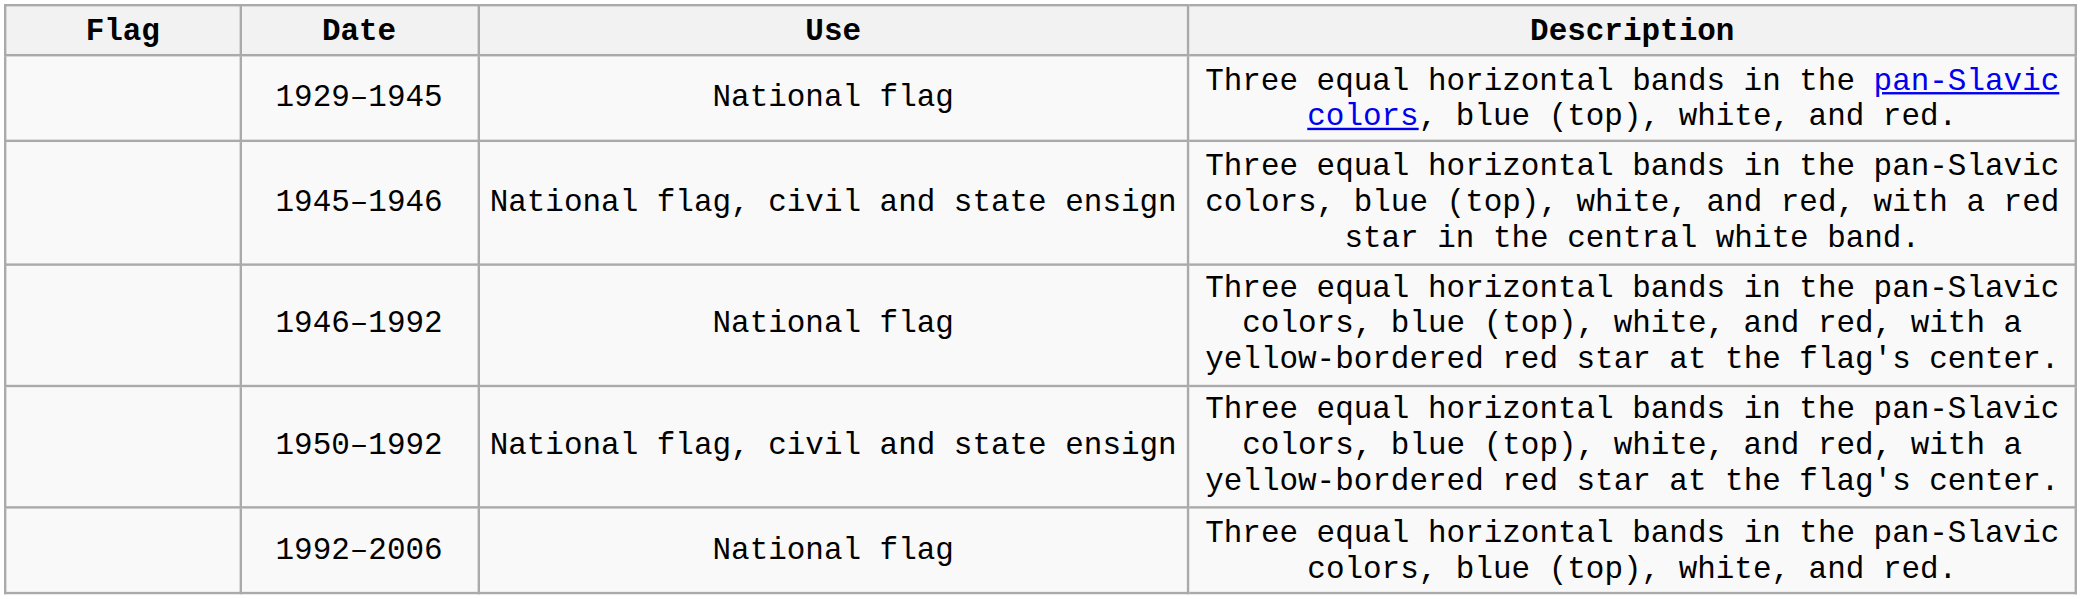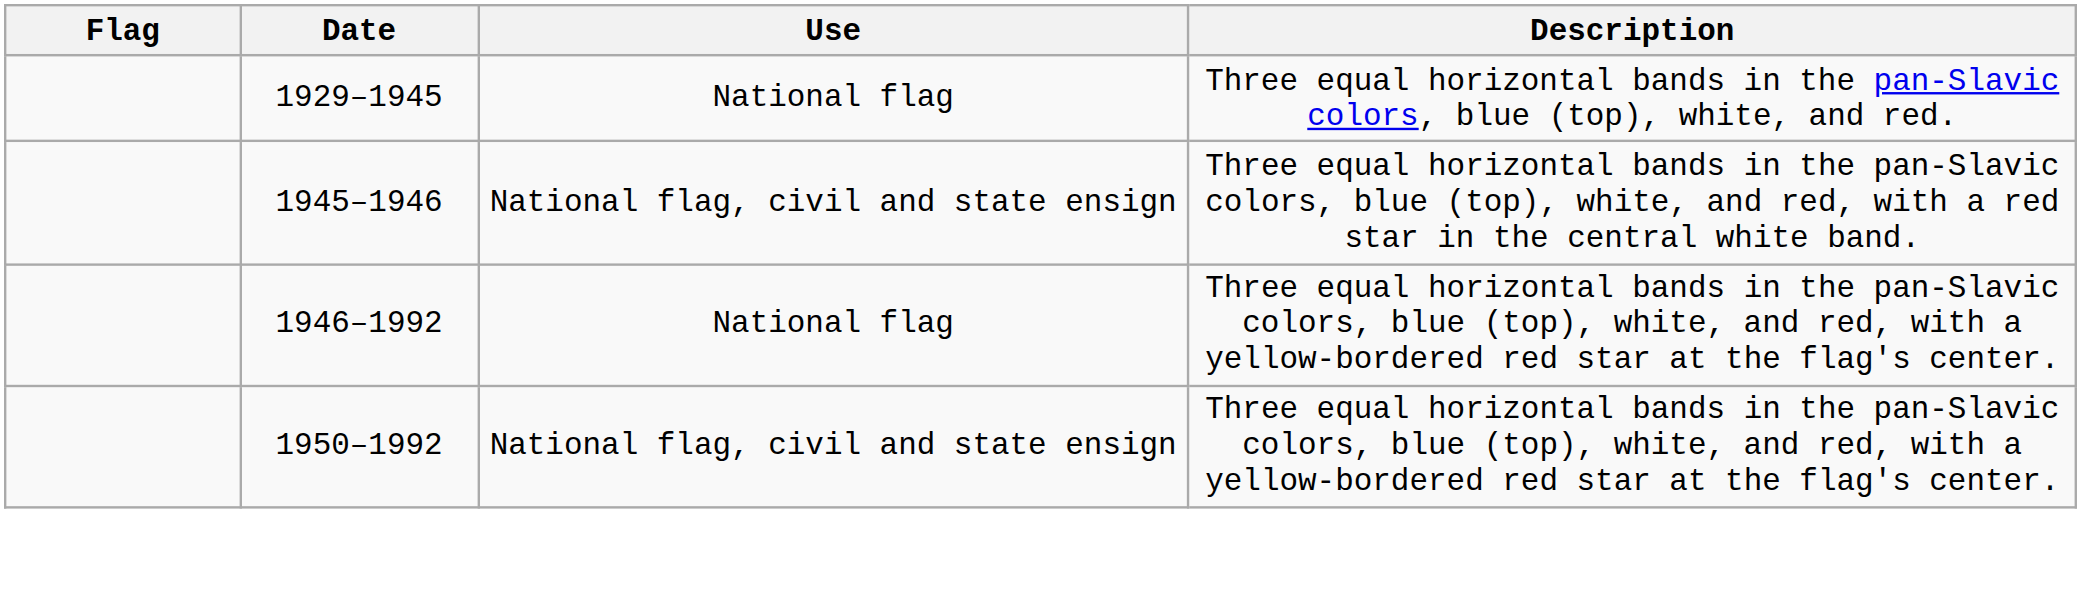- row: (359, 550)
